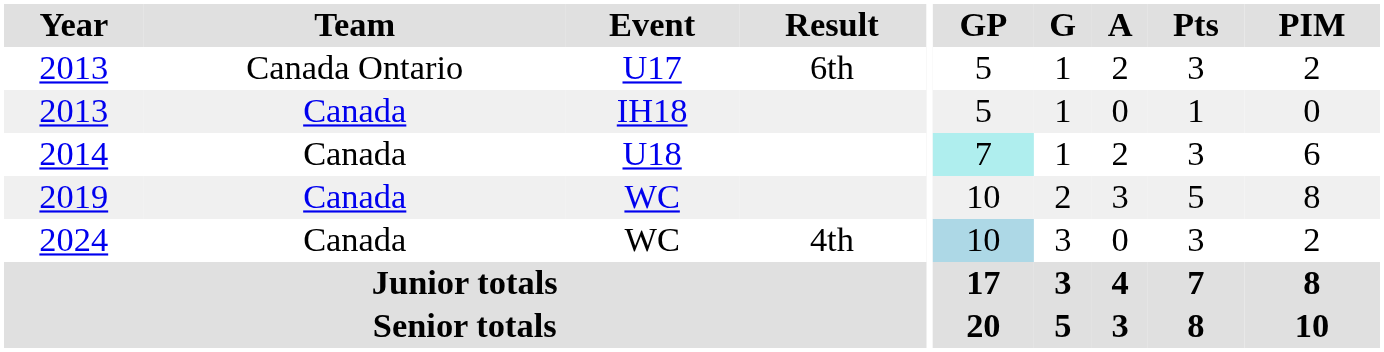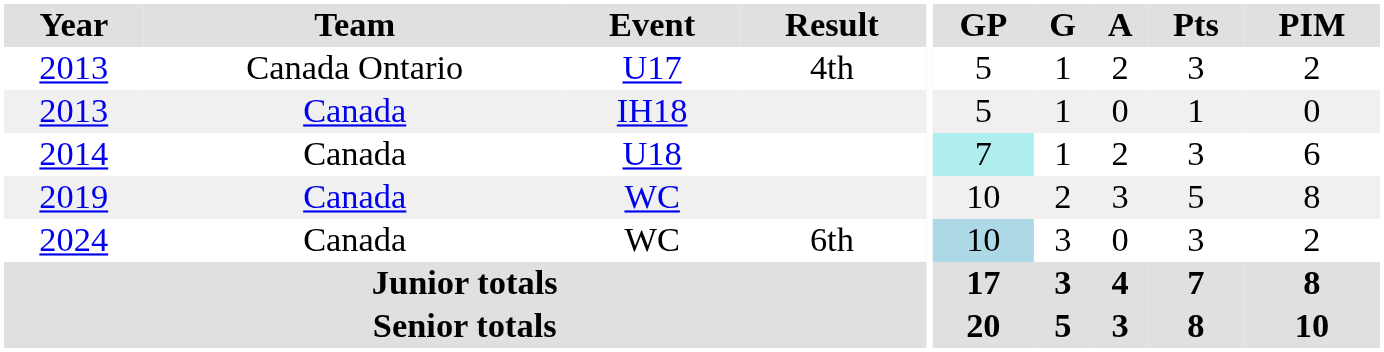(832, 67) 6th -> (832, 67) 4th
(832, 239) 4th -> (832, 239) 6th
